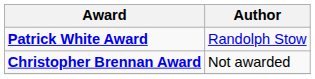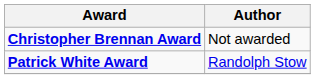rows swapped: (104, 62) <-> (78, 39)
